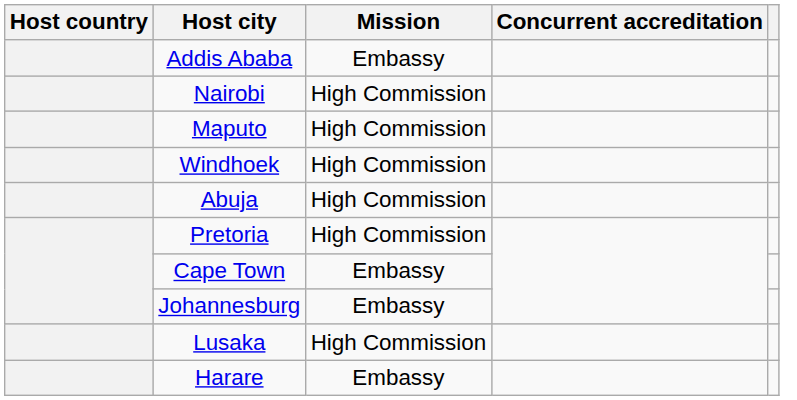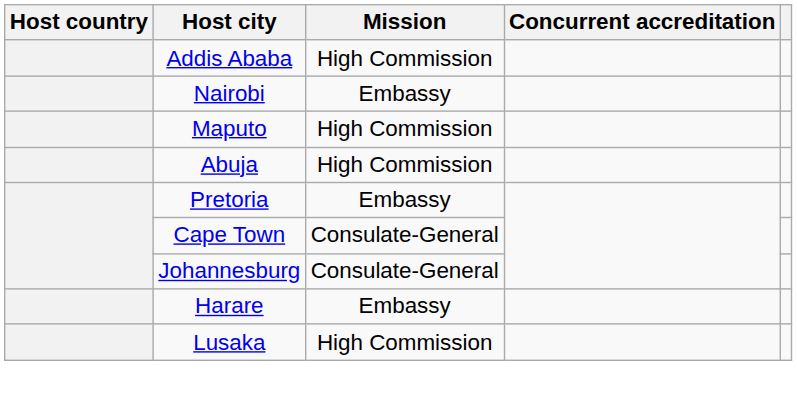(398, 57) Embassy -> (405, 57) High Commission
(398, 93) High Commission -> (405, 93) Embassy
- row: (229, 164)
(398, 235) High Commission -> (405, 199) Embassy
(398, 270) Embassy -> (405, 235) Consulate-General
(398, 306) Embassy -> (405, 270) Consulate-General
rows swapped: (229, 341) <-> (229, 377)
